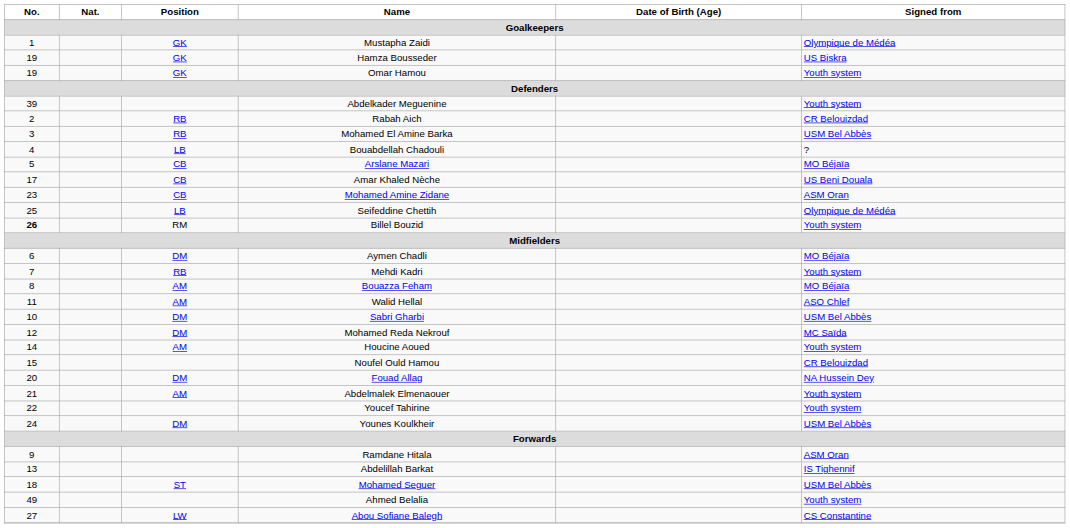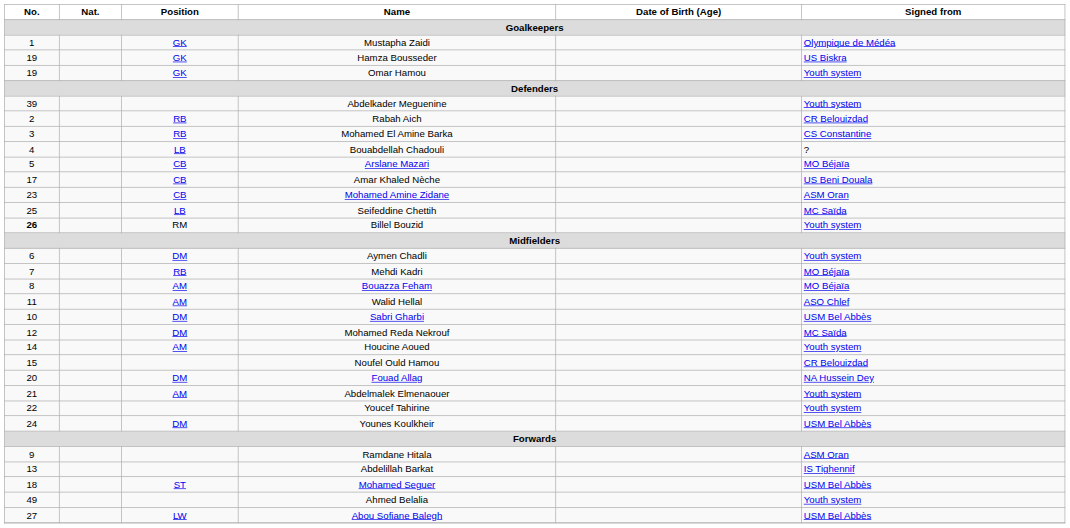(838, 134) USM Bel Abbès -> (838, 134) CS Constantine
(850, 210) Olympique de Médéa -> (825, 210) MC Saïda
(827, 256) MO Béjaïa -> (833, 256) Youth system
(833, 271) Youth system -> (827, 271) MO Béjaïa
(838, 515) CS Constantine -> (838, 515) USM Bel Abbès
